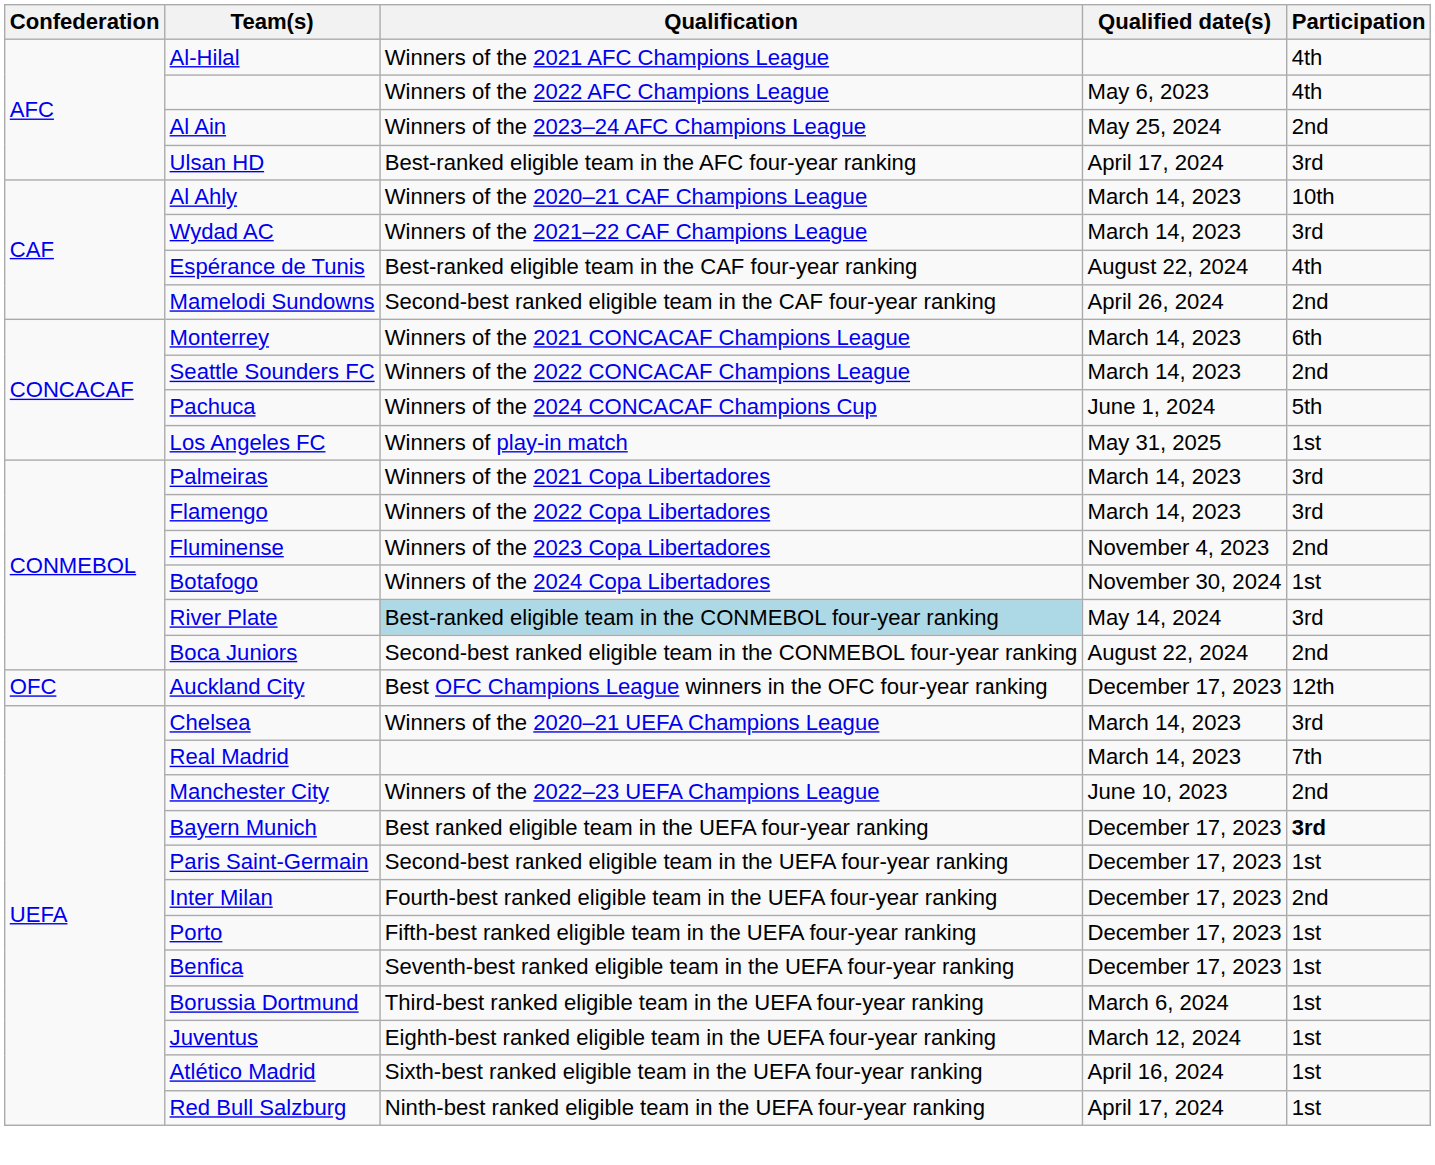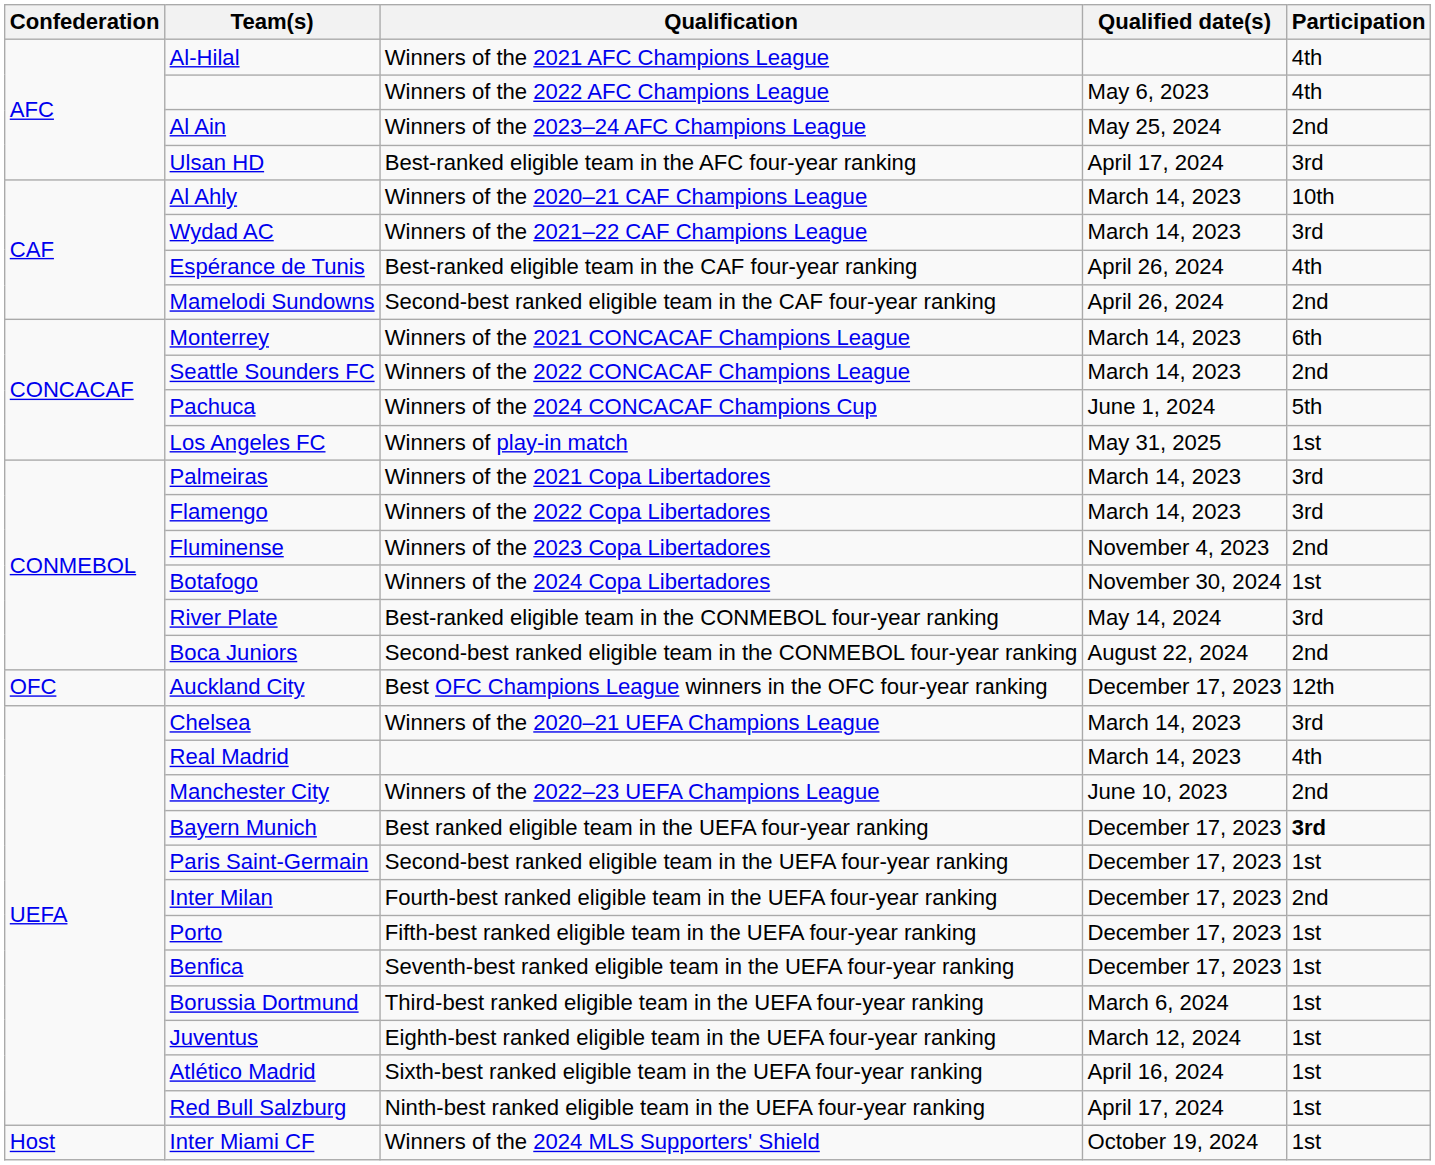(1168, 267) August 22, 2024 -> (1156, 267) April 26, 2024
(692, 617) lightblue background -> (692, 617) no background
(1307, 757) 7th -> (1307, 757) 4th
+ row: (242, 1142)
